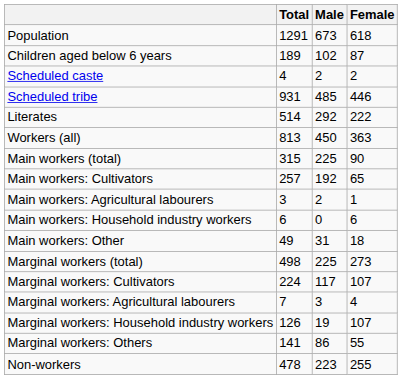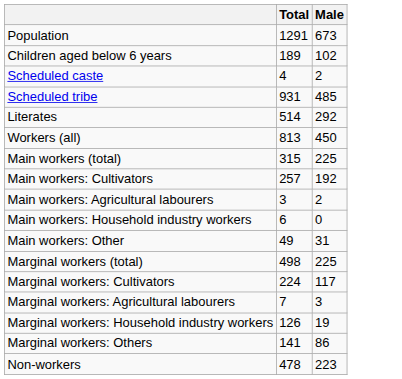- column: (372, 14)
